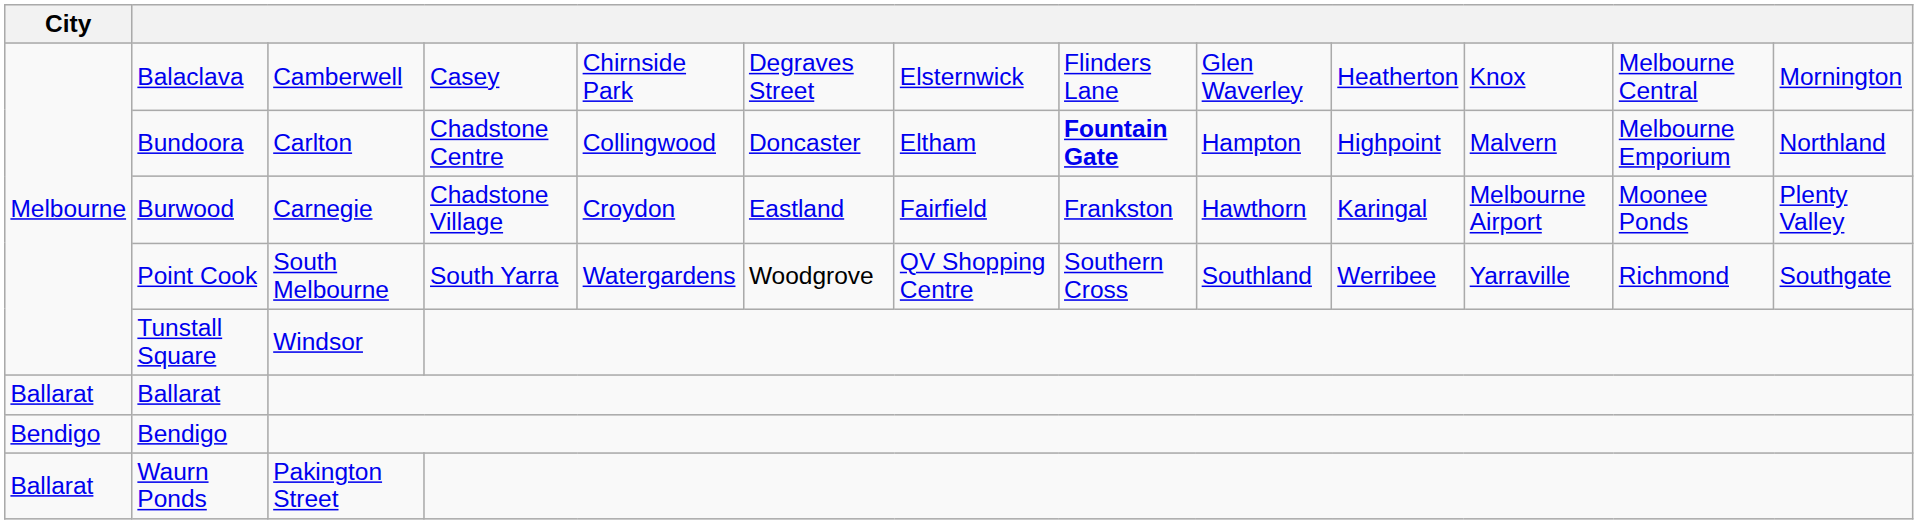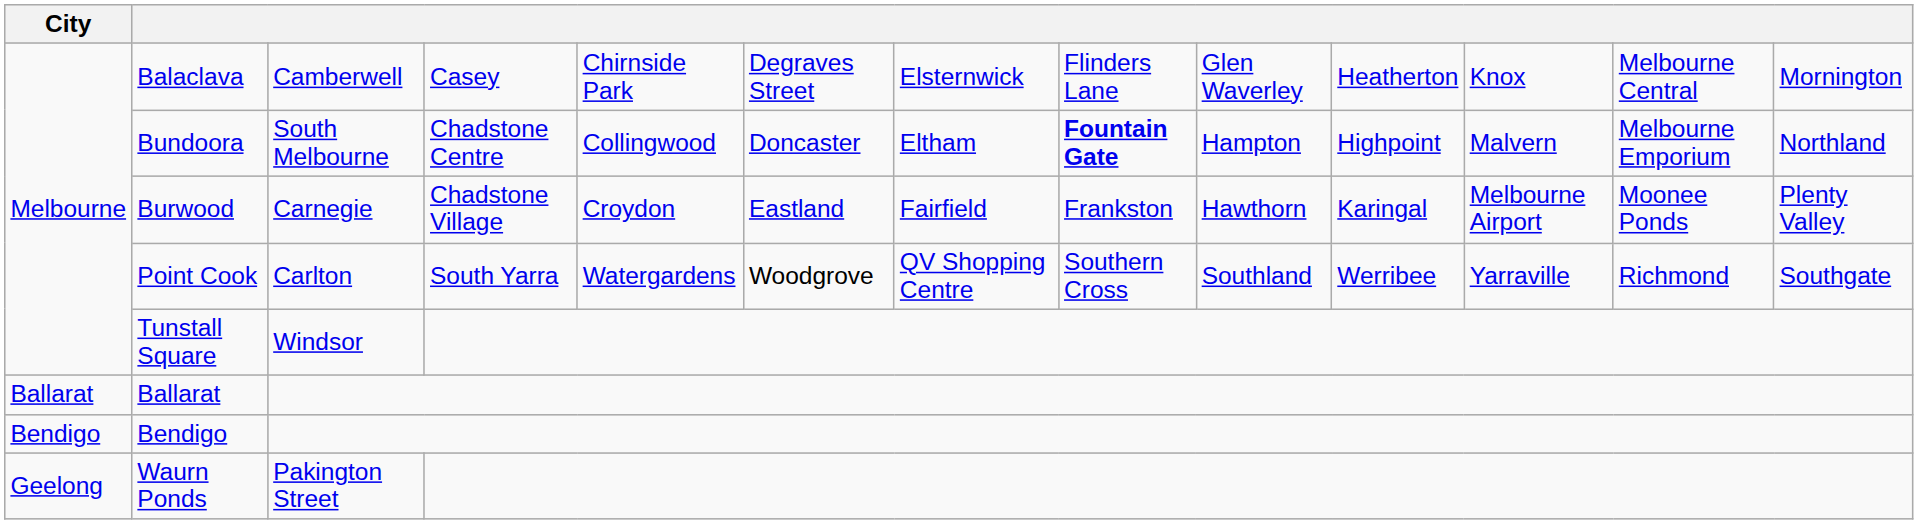(313, 142) Carlton -> (331, 142) South Melbourne
(331, 275) South Melbourne -> (313, 275) Carlton
(52, 485) Ballarat -> (57, 485) Geelong
